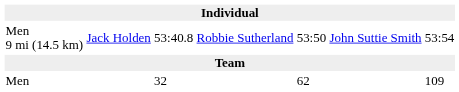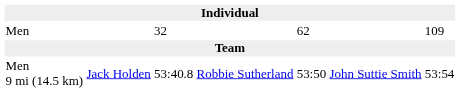rows swapped: (44, 37) <-> (17, 80)
